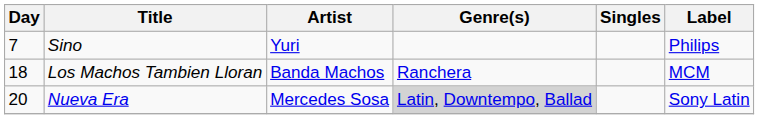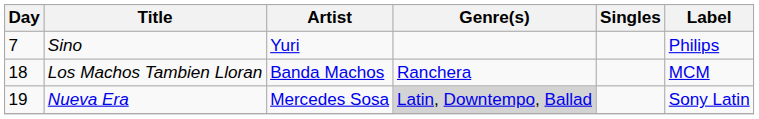(18, 99) 20 -> (18, 99) 19
